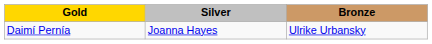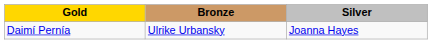columns swapped: (216, 13) <-> (357, 13)
